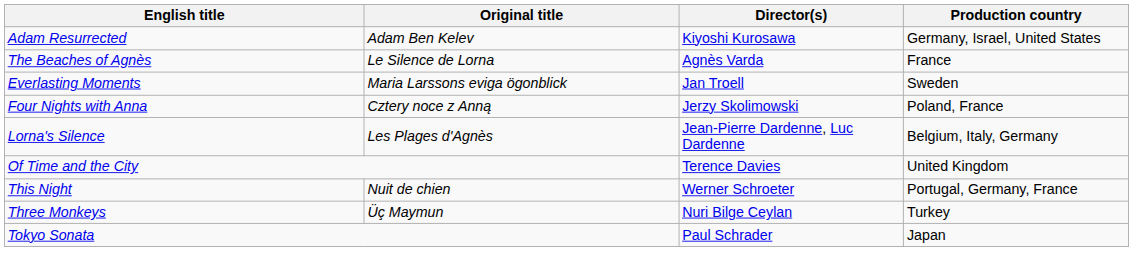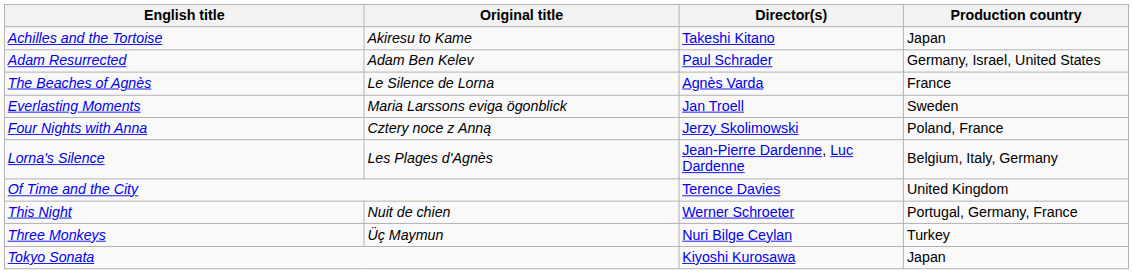+ row: (85, 38)
(739, 38) Kiyoshi Kurosawa -> (727, 60) Paul Schrader
(727, 235) Paul Schrader -> (739, 257) Kiyoshi Kurosawa
